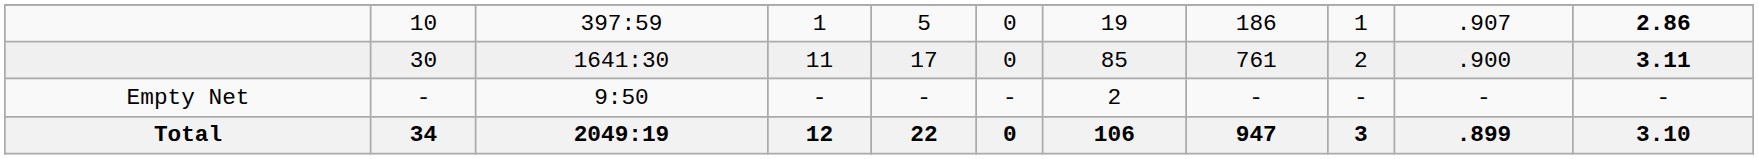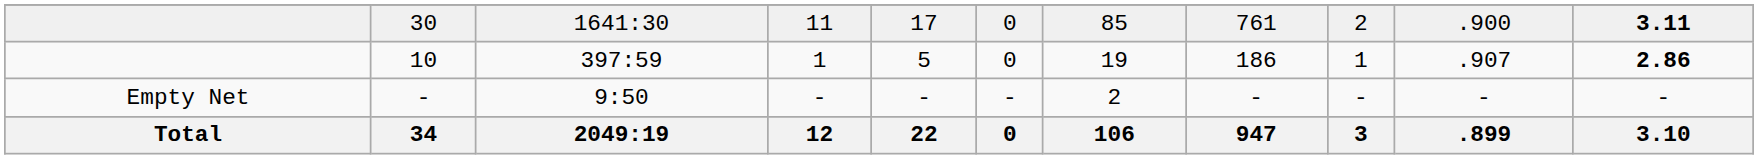rows swapped: (423, 23) <-> (423, 60)
